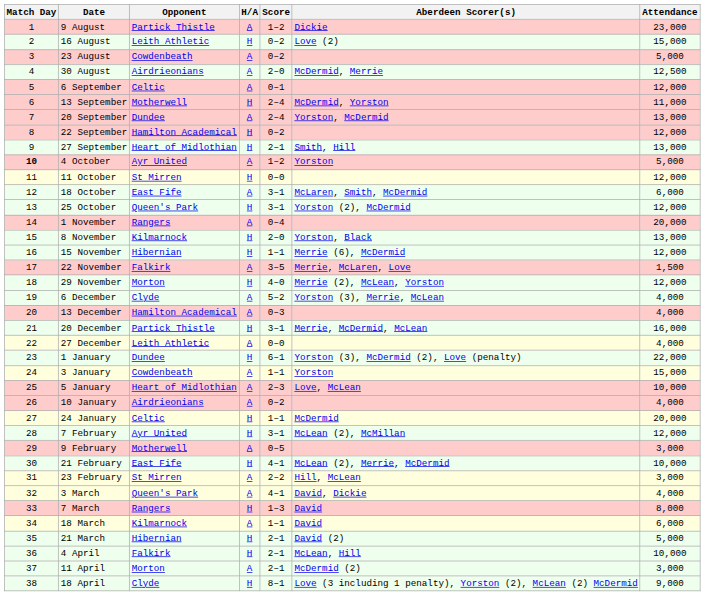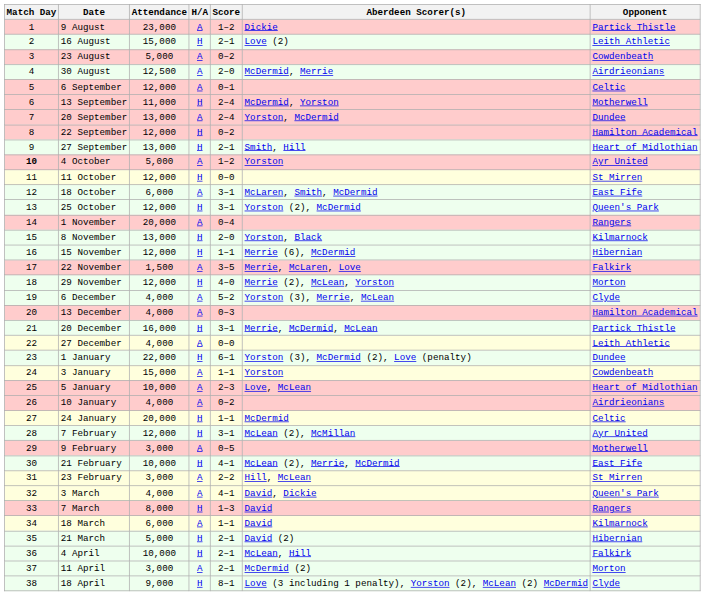columns swapped: (184, 12) <-> (670, 12)
(276, 42) 0–2 -> (226, 42) 2–1
